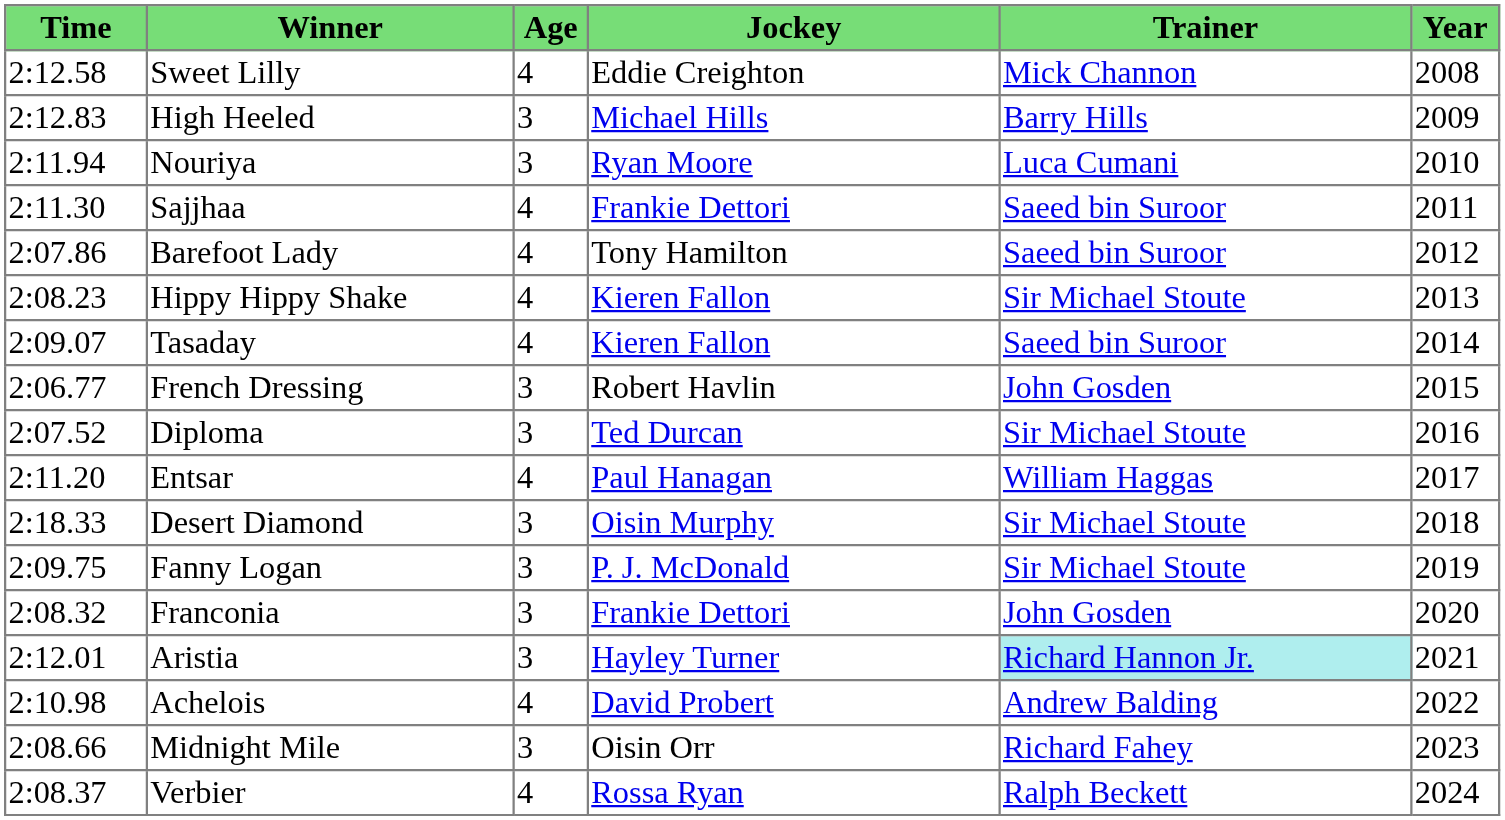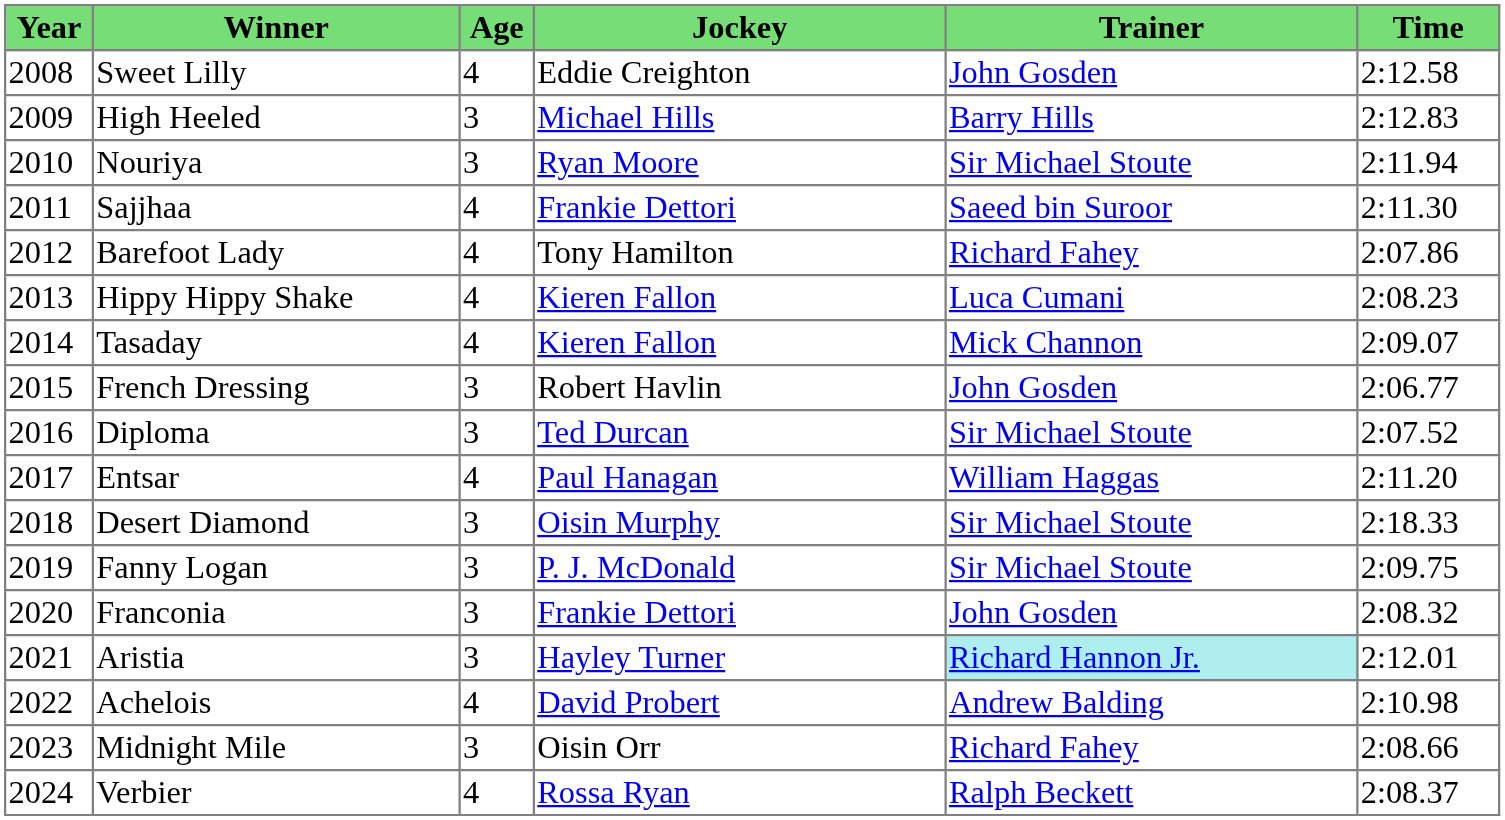columns swapped: (1455, 26) <-> (76, 26)
(1100, 72) Mick Channon -> (1033, 72) John Gosden
(1091, 162) Luca Cumani -> (1070, 162) Sir Michael Stoute
(1115, 252) Saeed bin Suroor -> (1044, 252) Richard Fahey
(1124, 296) Sir Michael Stoute -> (1037, 296) Luca Cumani
(1115, 342) Saeed bin Suroor -> (1046, 342) Mick Channon
